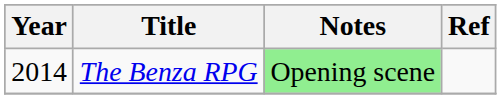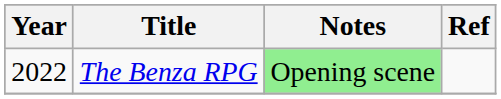(39, 70) 2014 -> (39, 70) 2022
